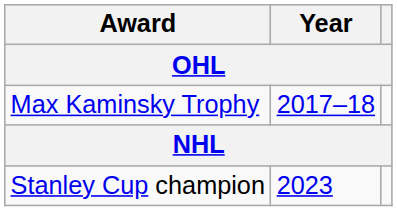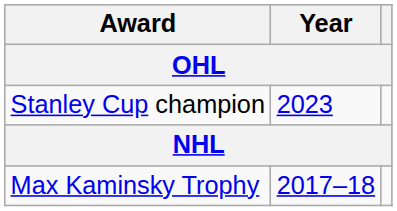rows swapped: (135, 104) <-> (138, 184)
